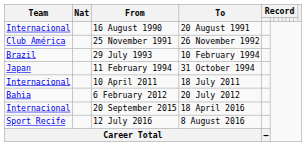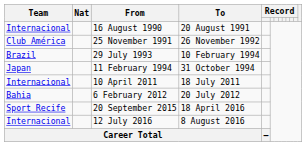(38, 108) Internacional -> (36, 108) Sport Recife
(36, 122) Sport Recife -> (38, 122) Internacional
